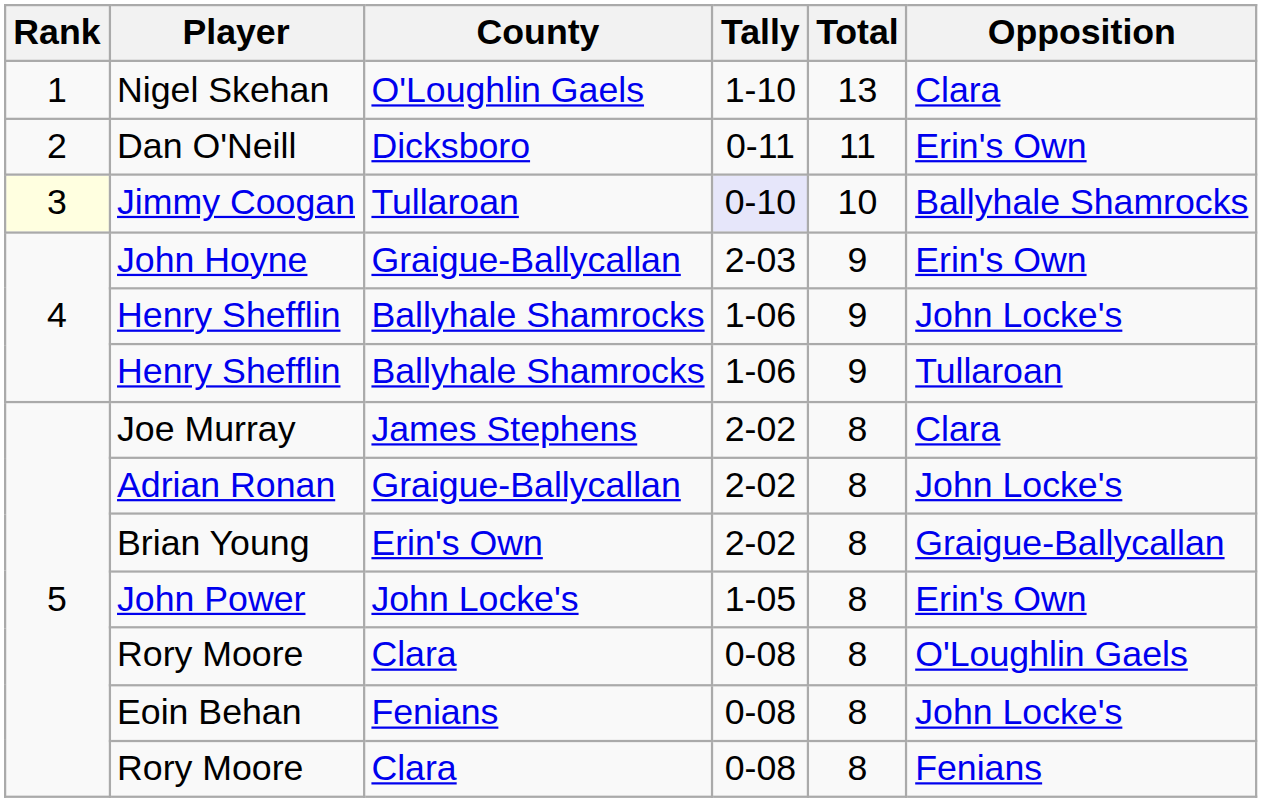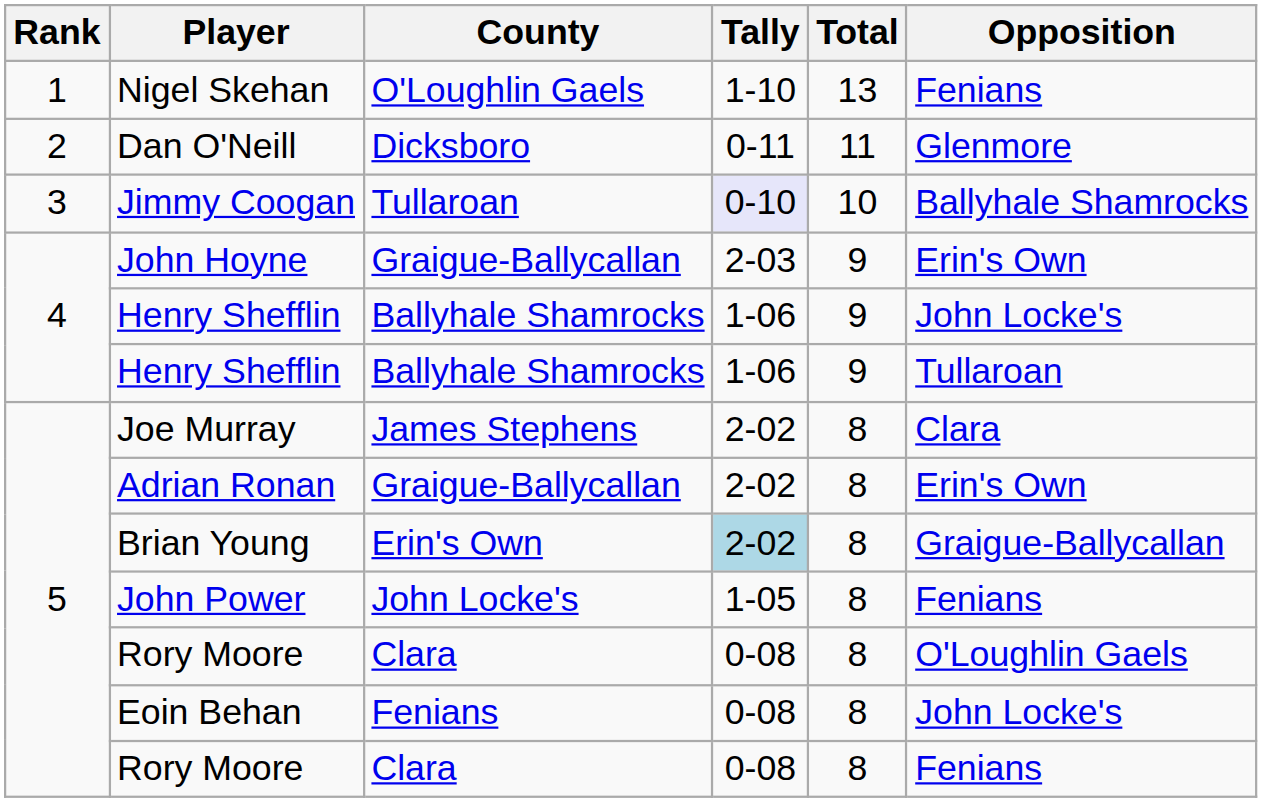(958, 89) Clara -> (979, 89) Fenians
(1001, 145) Erin's Own -> (994, 145) Glenmore
(57, 202) lightyellow background -> (57, 202) no background
(1019, 485) John Locke's -> (1001, 485) Erin's Own
(760, 542) no background -> (760, 542) lightblue background
(1001, 598) Erin's Own -> (979, 598) Fenians
